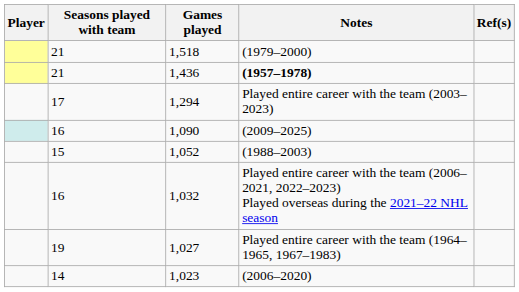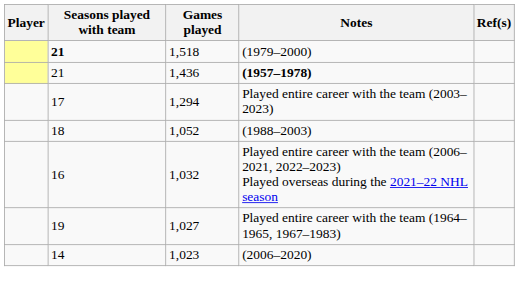(58, 51) normal -> (58, 51) bold
- row: (184, 130)
(58, 151) 15 -> (58, 130) 18
